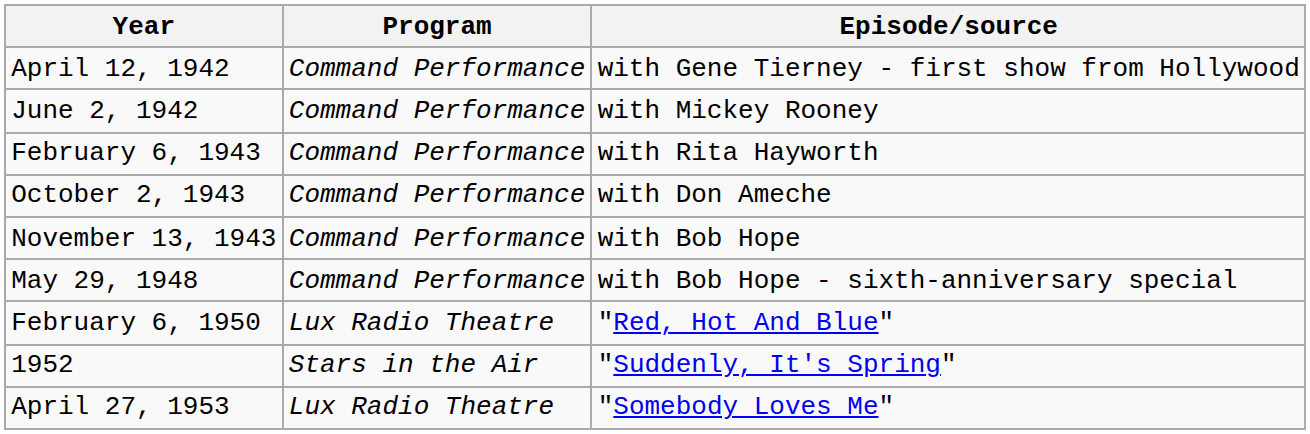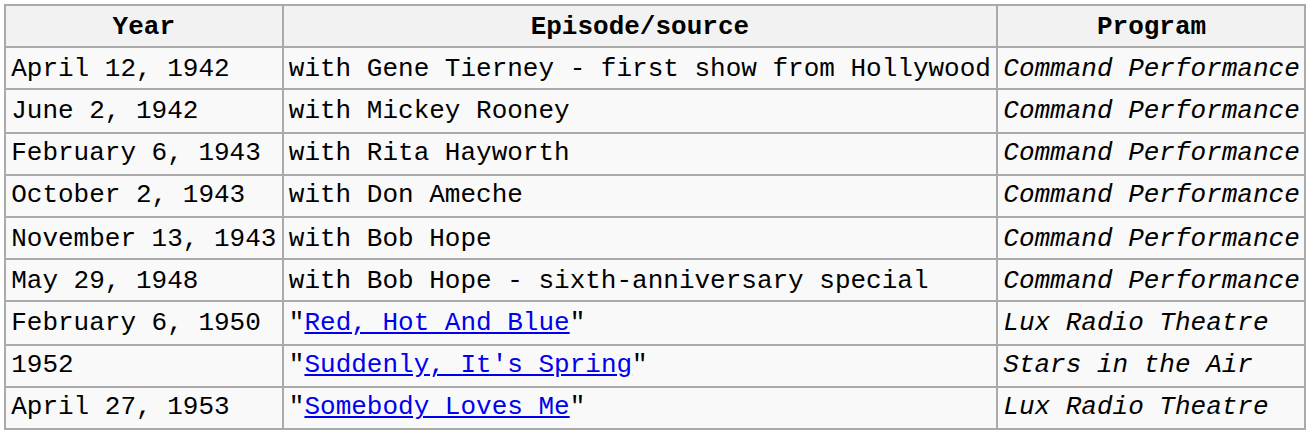columns swapped: (437, 26) <-> (949, 26)
